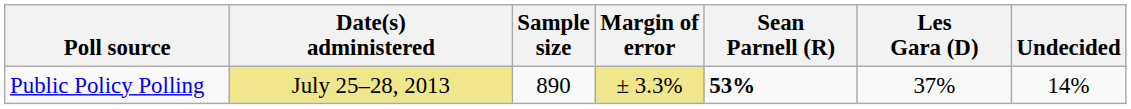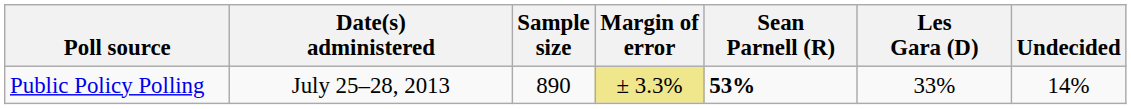(371, 84) khaki background -> (371, 84) no background
(934, 84) 37% -> (934, 84) 33%
